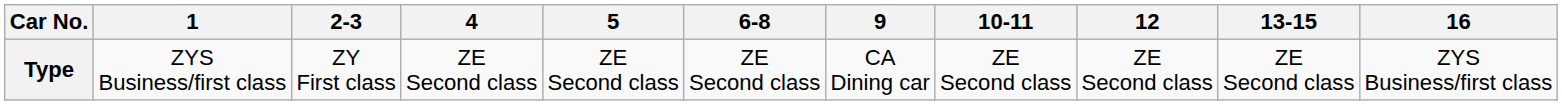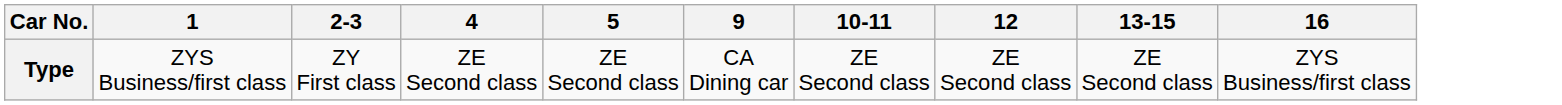- column: (755, 22)
